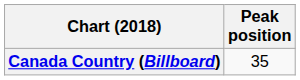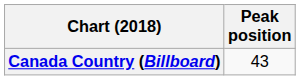(260, 61) 35 -> (260, 61) 43
